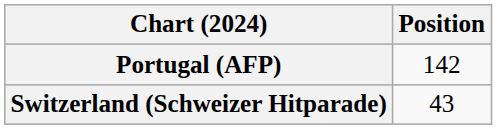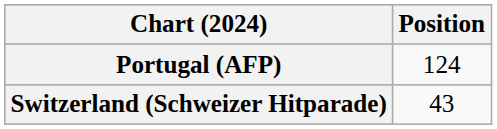(442, 64) 142 -> (442, 64) 124
